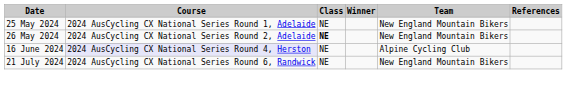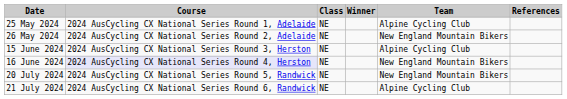(444, 24) New England Mountain Bikers -> (425, 24) Alpine Cycling Club
(324, 37) bold -> (324, 37) normal
+ row: (35, 50)
(425, 50) Alpine Cycling Club -> (444, 62) New England Mountain Bikers
+ row: (35, 75)
(444, 62) New England Mountain Bikers -> (425, 88) Alpine Cycling Club
